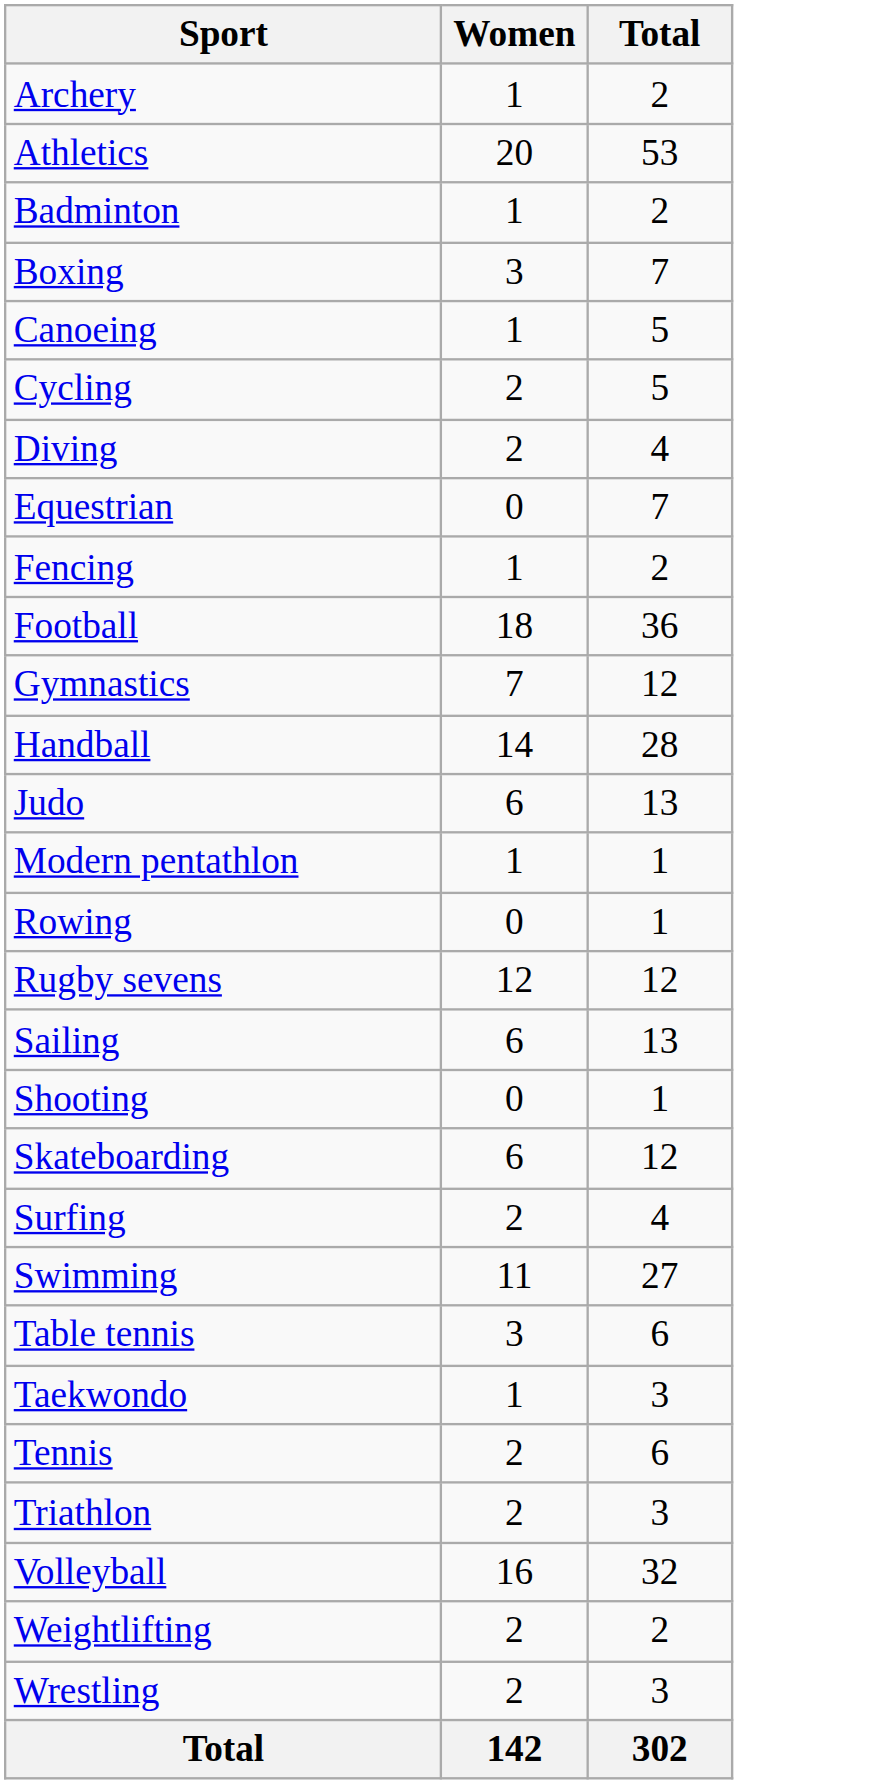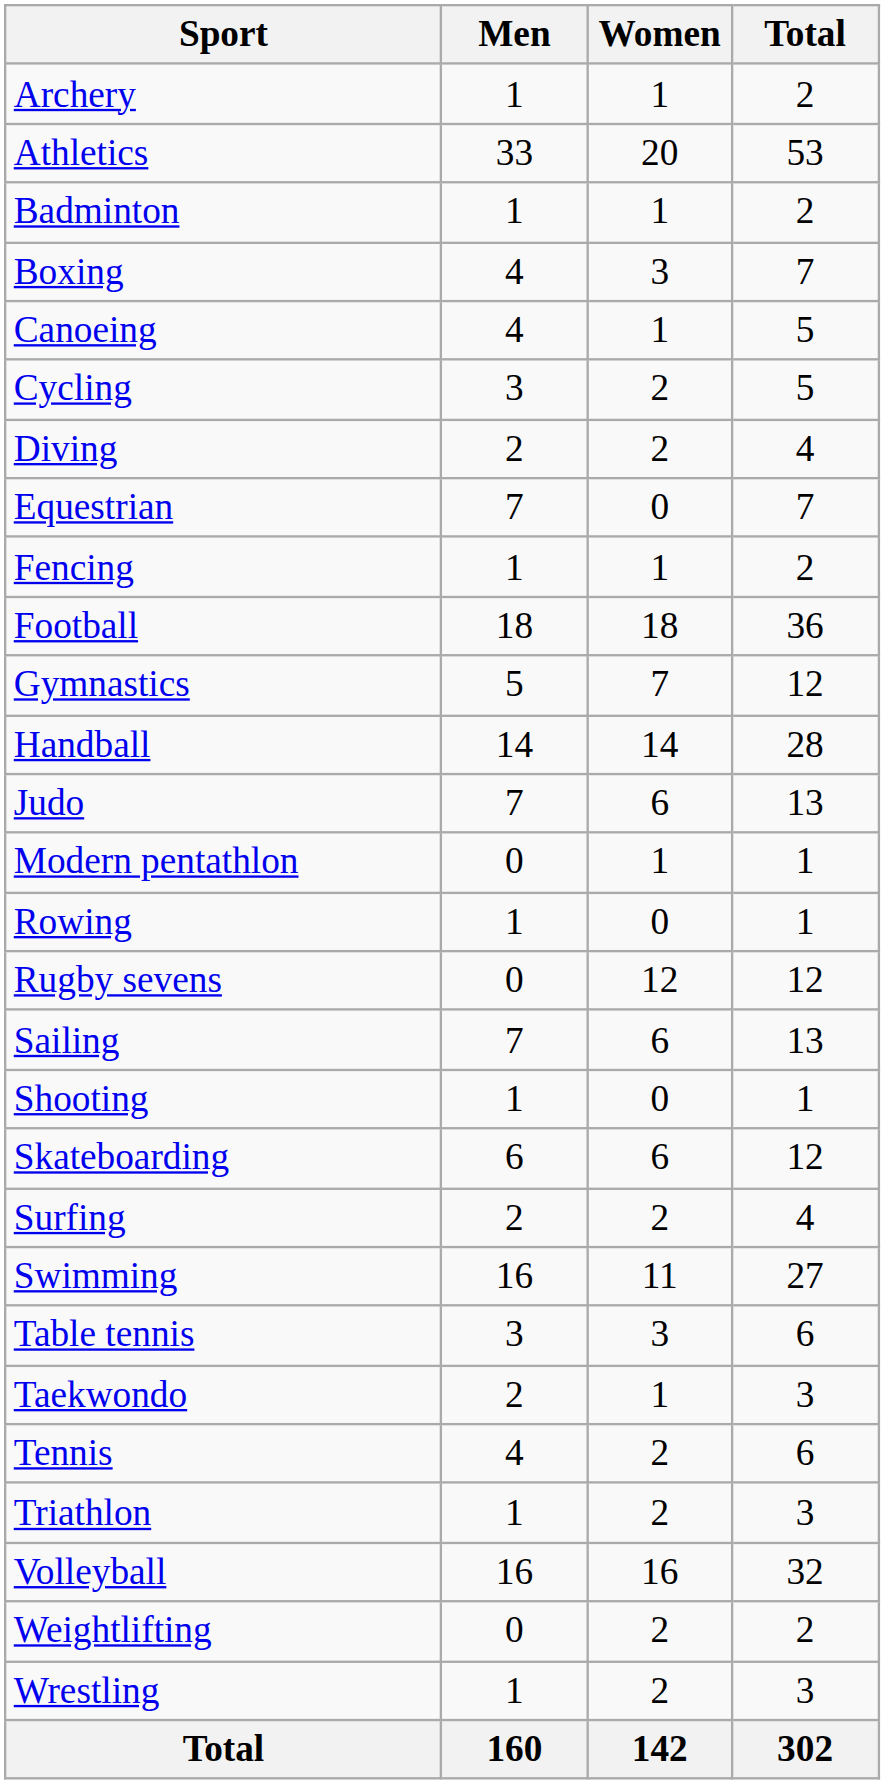+ column: (514, 34)
